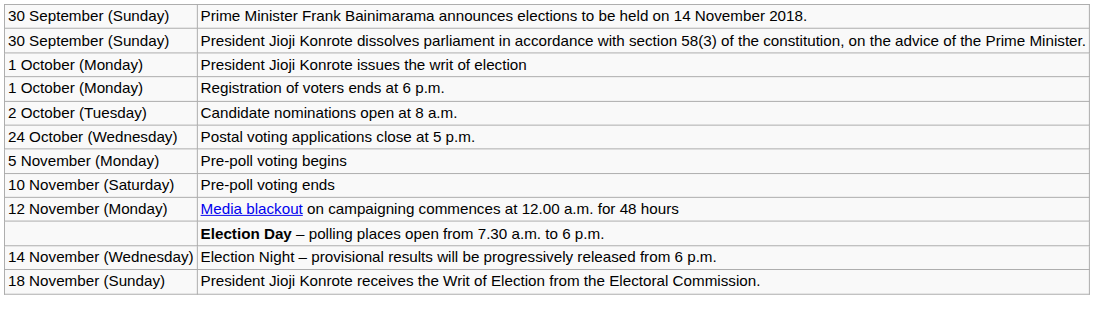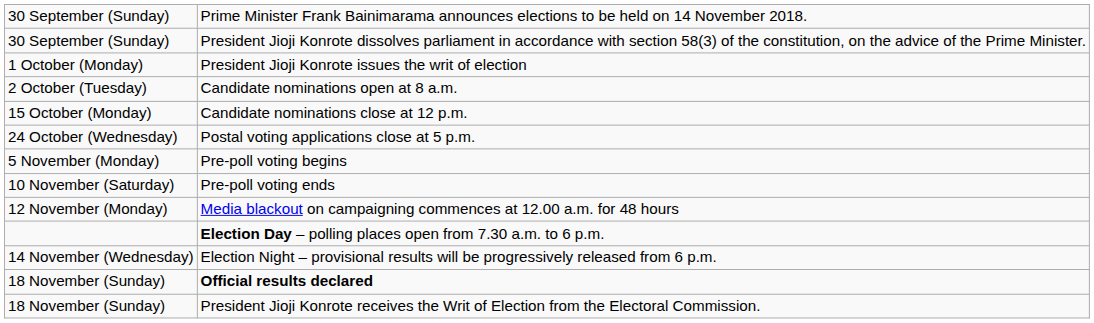- row: (323, 88)
+ row: (334, 112)
+ row: (287, 281)
